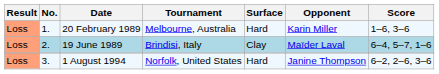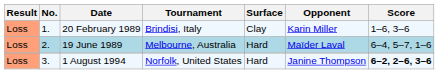(190, 28) Melbourne, Australia -> (173, 28) Brindisi, Italy
(257, 28) Hard -> (256, 28) Clay
(173, 44) Brindisi, Italy -> (190, 44) Melbourne, Australia
(256, 44) Clay -> (257, 44) Hard
(401, 60) normal -> (401, 60) bold
